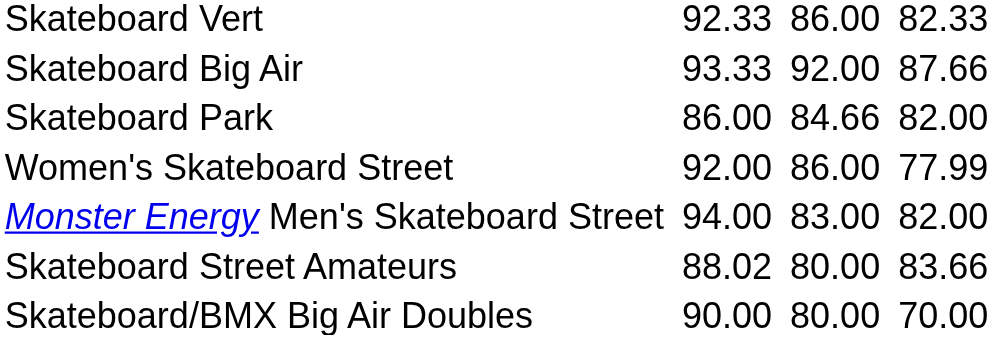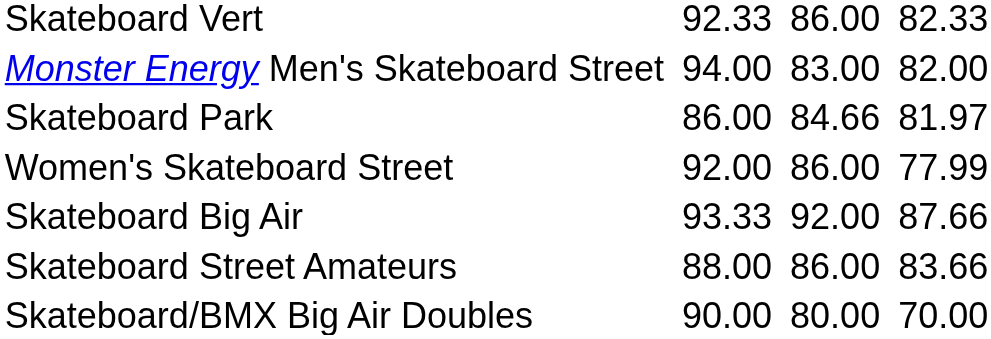rows swapped: (154, 68) <-> (334, 217)
(943, 118) 82.00 -> (943, 118) 81.97
(727, 266) 88.02 -> (727, 266) 88.00
(835, 266) 80.00 -> (835, 266) 86.00
